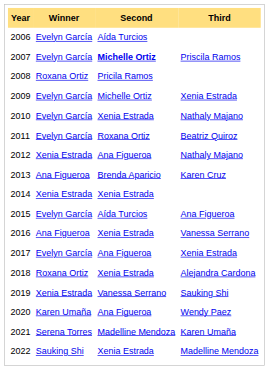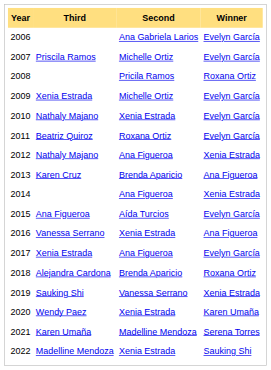columns swapped: (64, 18) <-> (219, 18)
(122, 37) Aída Turcios -> (159, 37) Ana Gabriela Larios
(127, 57) bold -> (146, 57) normal
(126, 194) Xenia Estrada -> (146, 194) Ana Figueroa
(126, 273) Xenia Estrada -> (151, 273) Brenda Aparicio
(124, 312) Ana Figueroa -> (147, 312) Xenia Estrada
